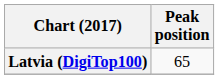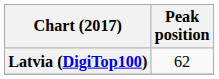(182, 61) 65 -> (182, 61) 62
